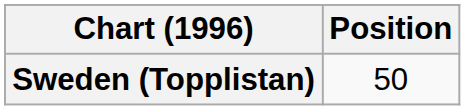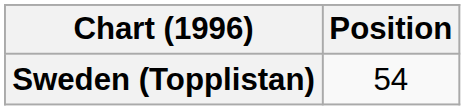(391, 78) 50 -> (391, 78) 54
